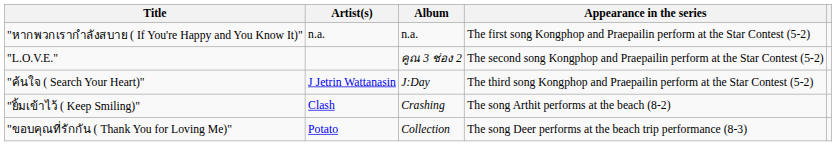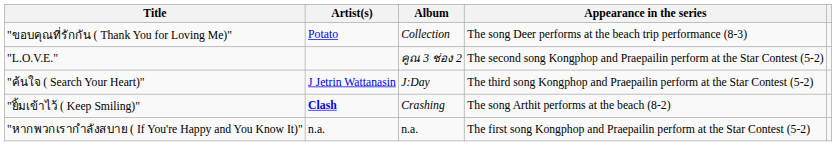rows swapped: (155, 35) <-> (120, 129)
(321, 105) normal -> (322, 105) bold
